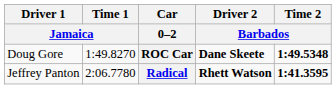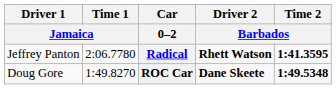rows swapped: (167, 53) <-> (167, 73)
